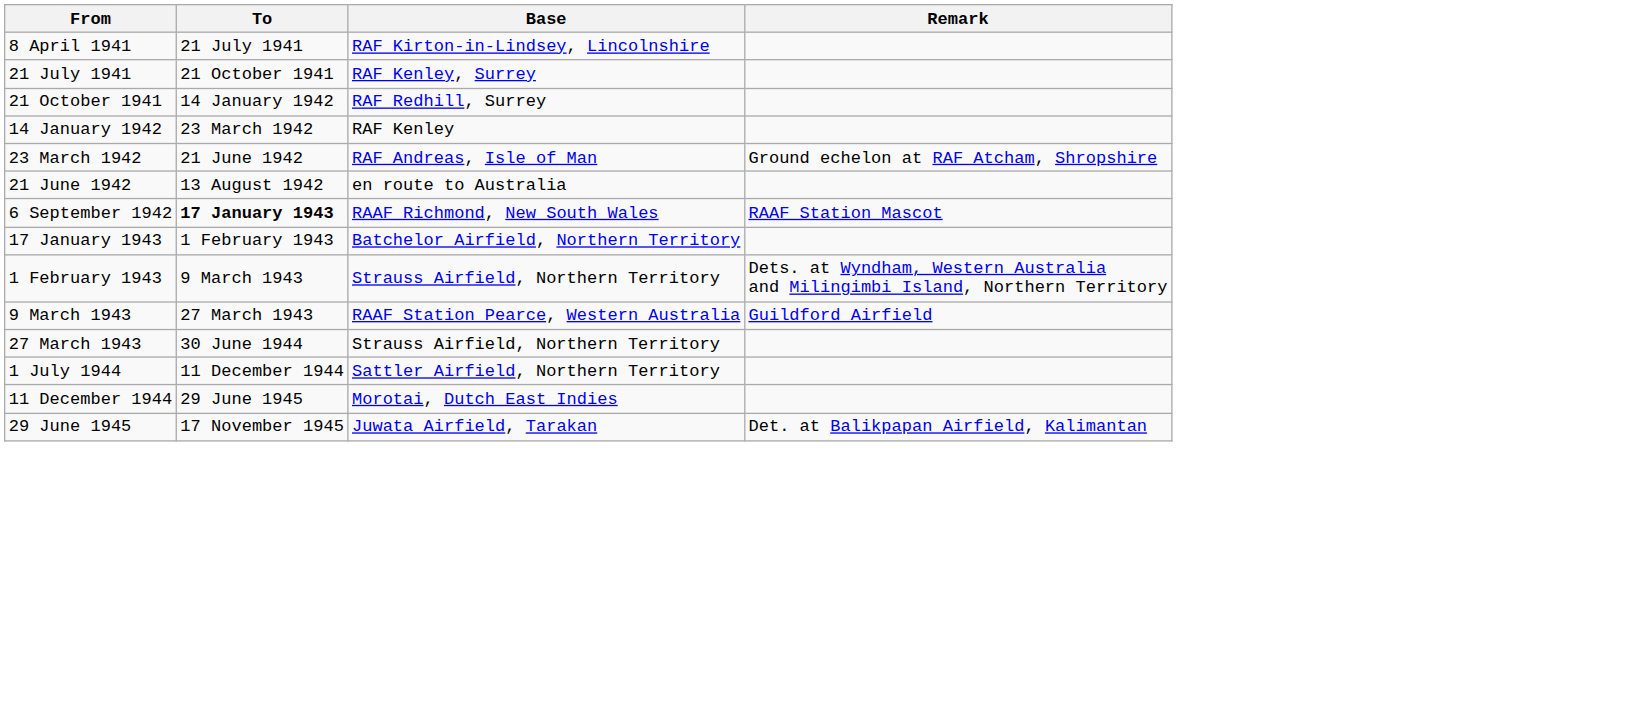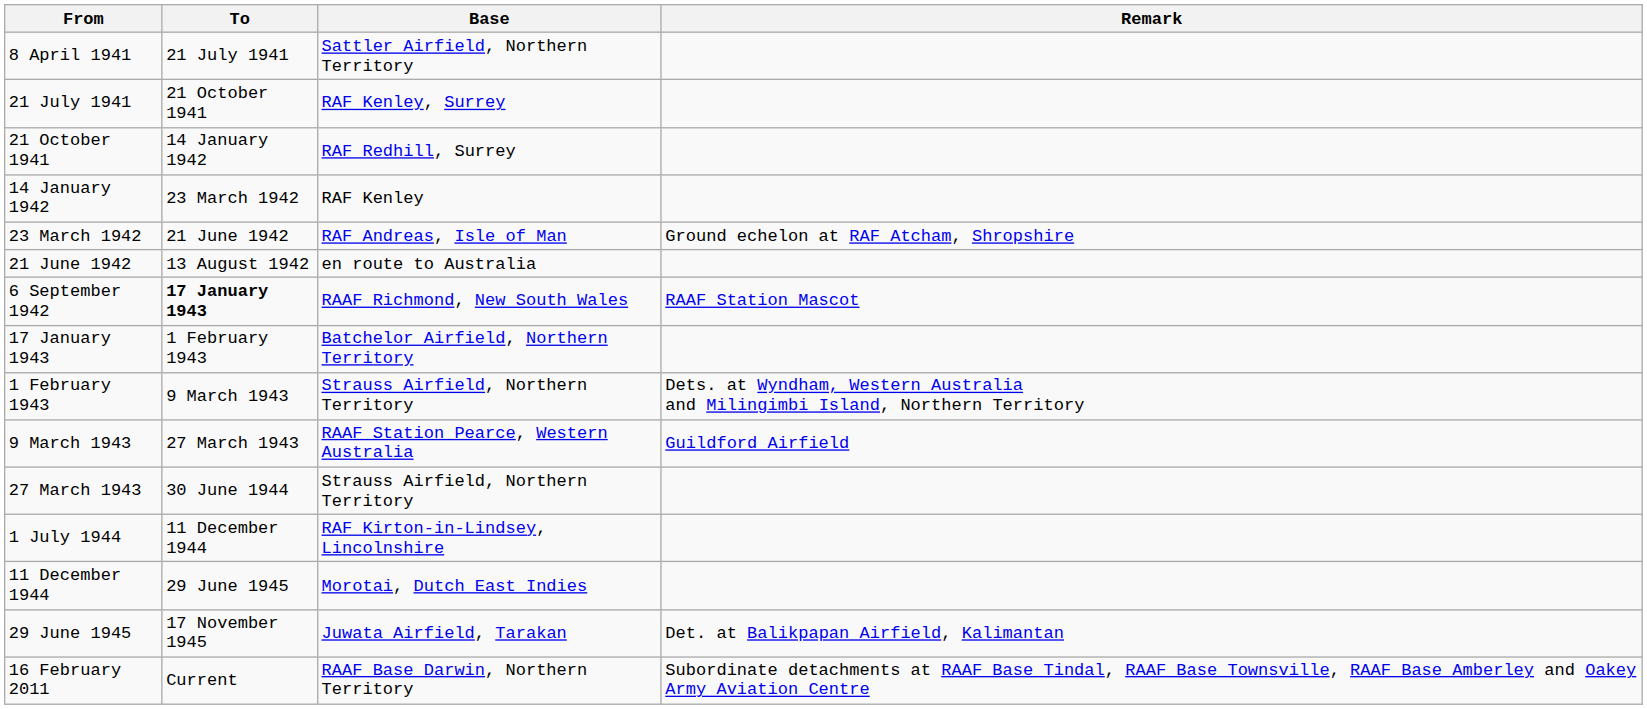(531, 46) RAF Kirton-in-Lindsey, Lincolnshire -> (454, 56) Sattler Airfield, Northern Territory
(536, 371) Sattler Airfield, Northern Territory -> (434, 538) RAF Kirton-in-Lindsey, Lincolnshire
+ row: (65, 680)
